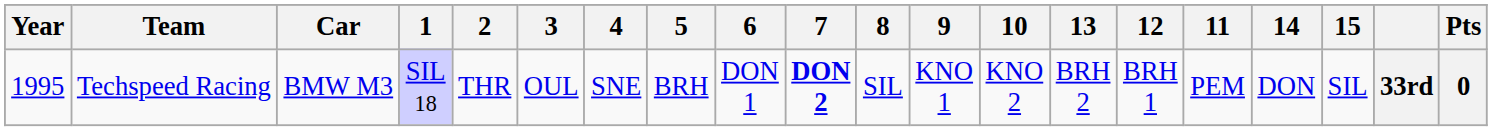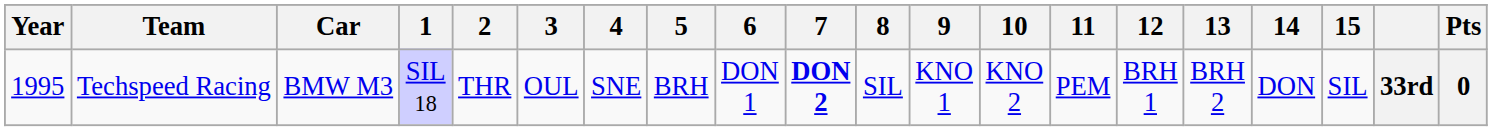columns swapped: (1218, 26) <-> (1083, 26)
